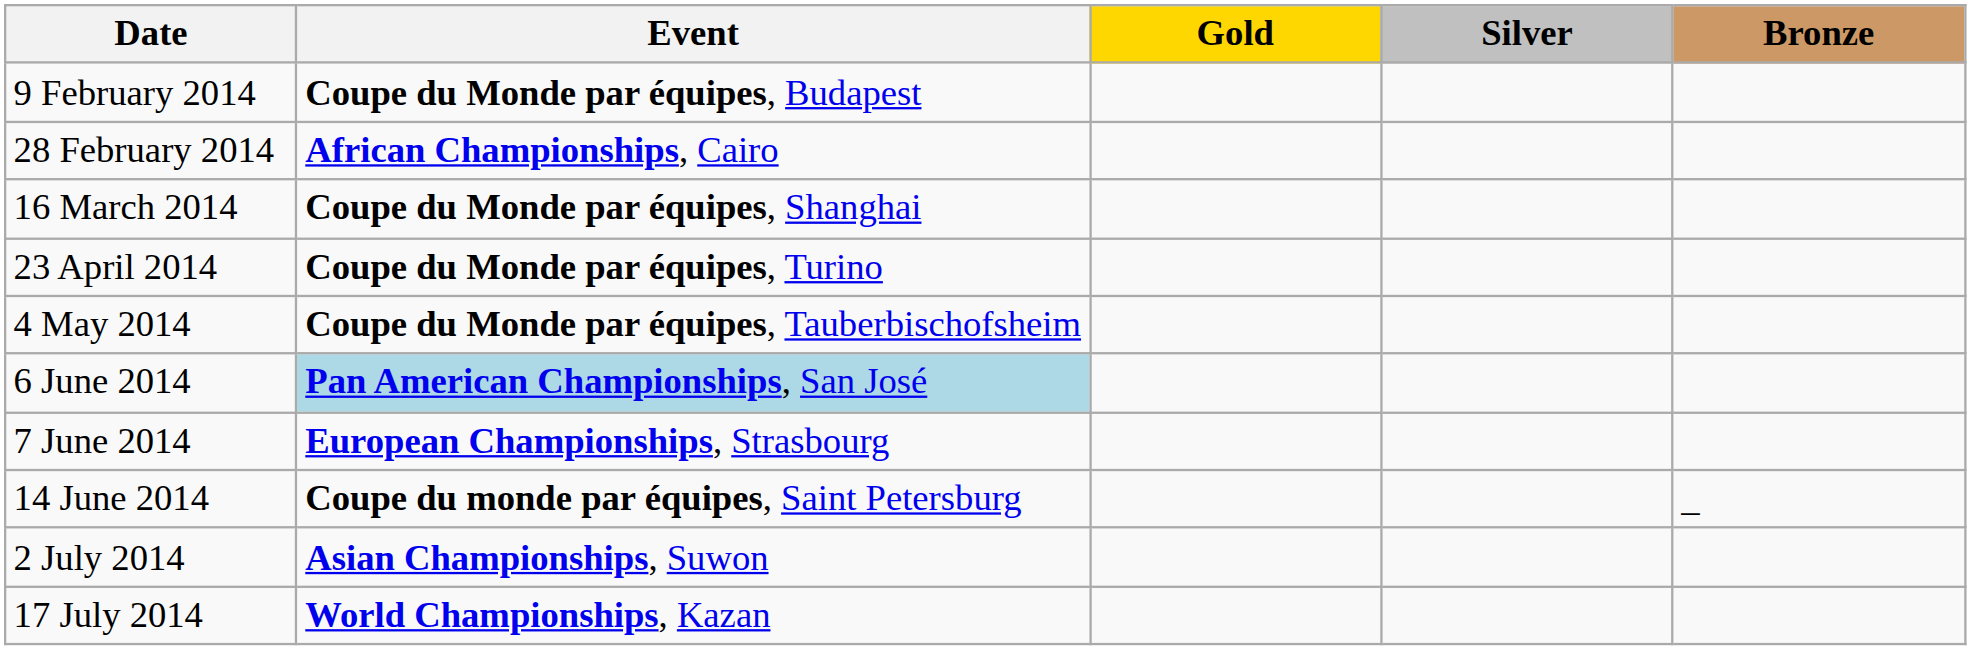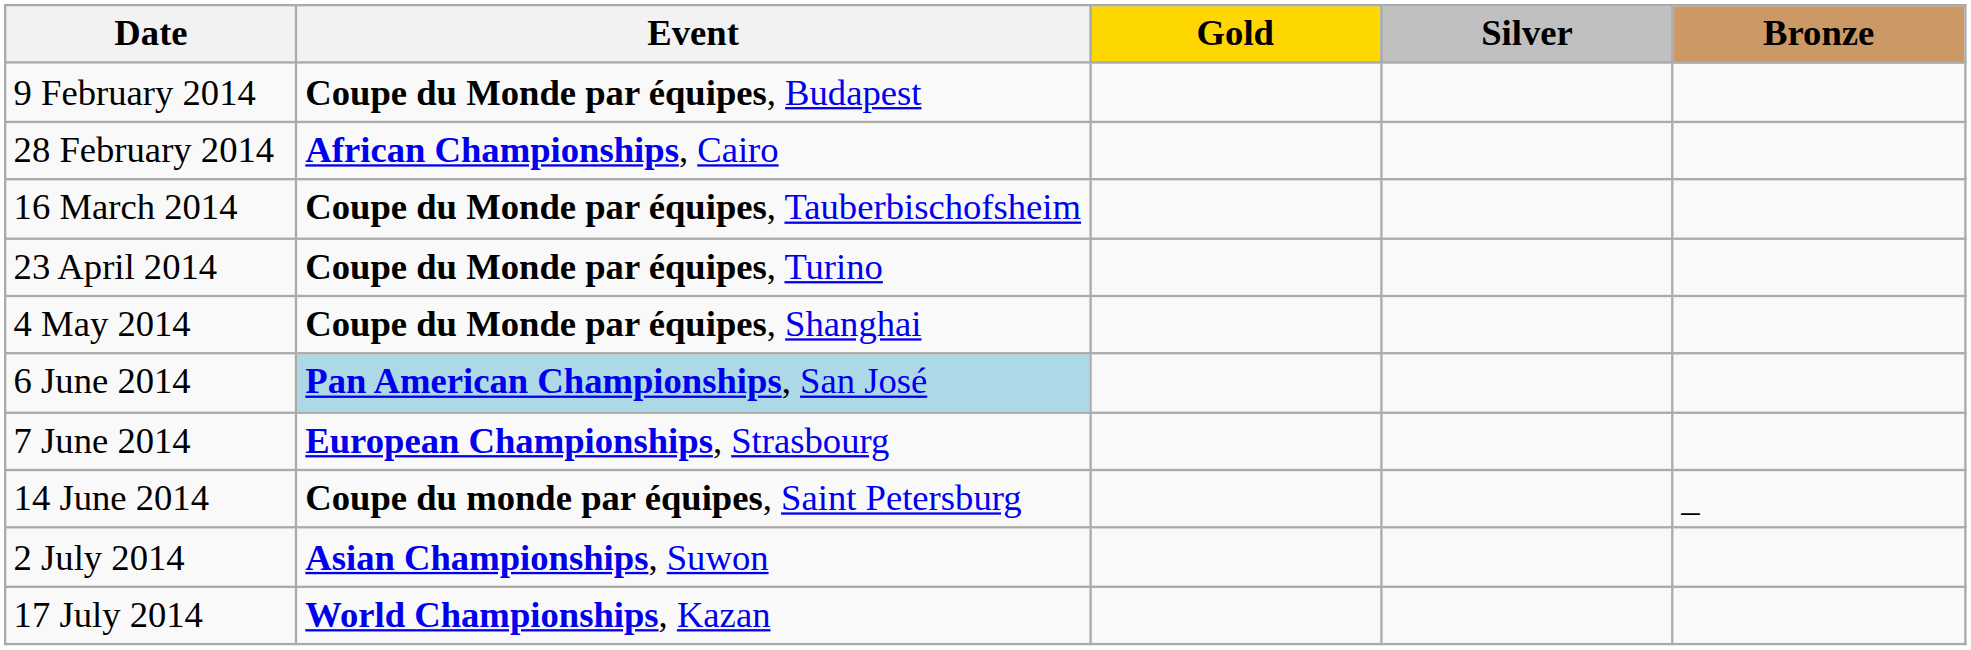(613, 207) Coupe du Monde par équipes, Shanghai -> (693, 207) Coupe du Monde par équipes, Tauberbischofsheim
(693, 324) Coupe du Monde par équipes, Tauberbischofsheim -> (613, 324) Coupe du Monde par équipes, Shanghai
